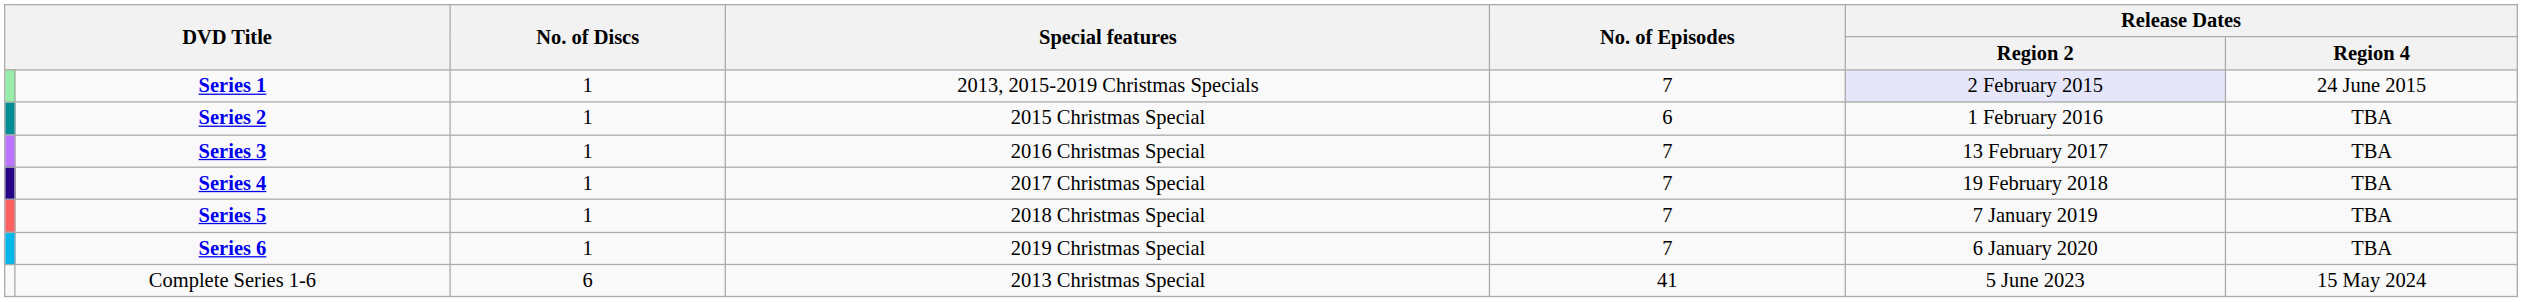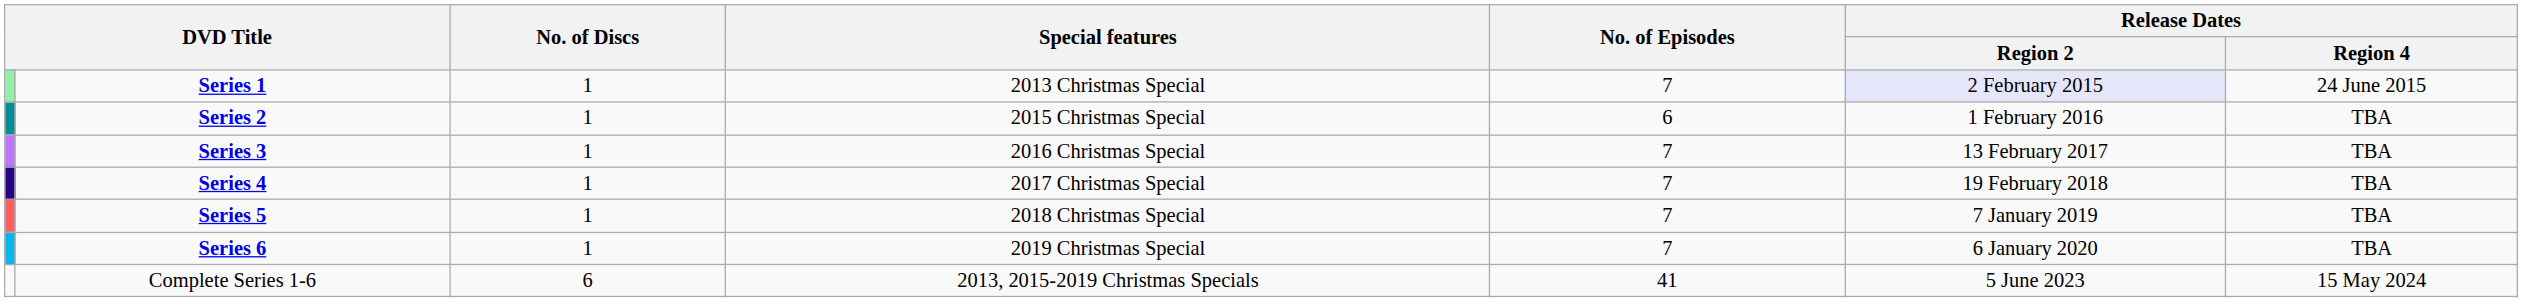(1108, 85) 2013, 2015-2019 Christmas Specials -> (1108, 85) 2013 Christmas Special
(1108, 280) 2013 Christmas Special -> (1108, 280) 2013, 2015-2019 Christmas Specials
